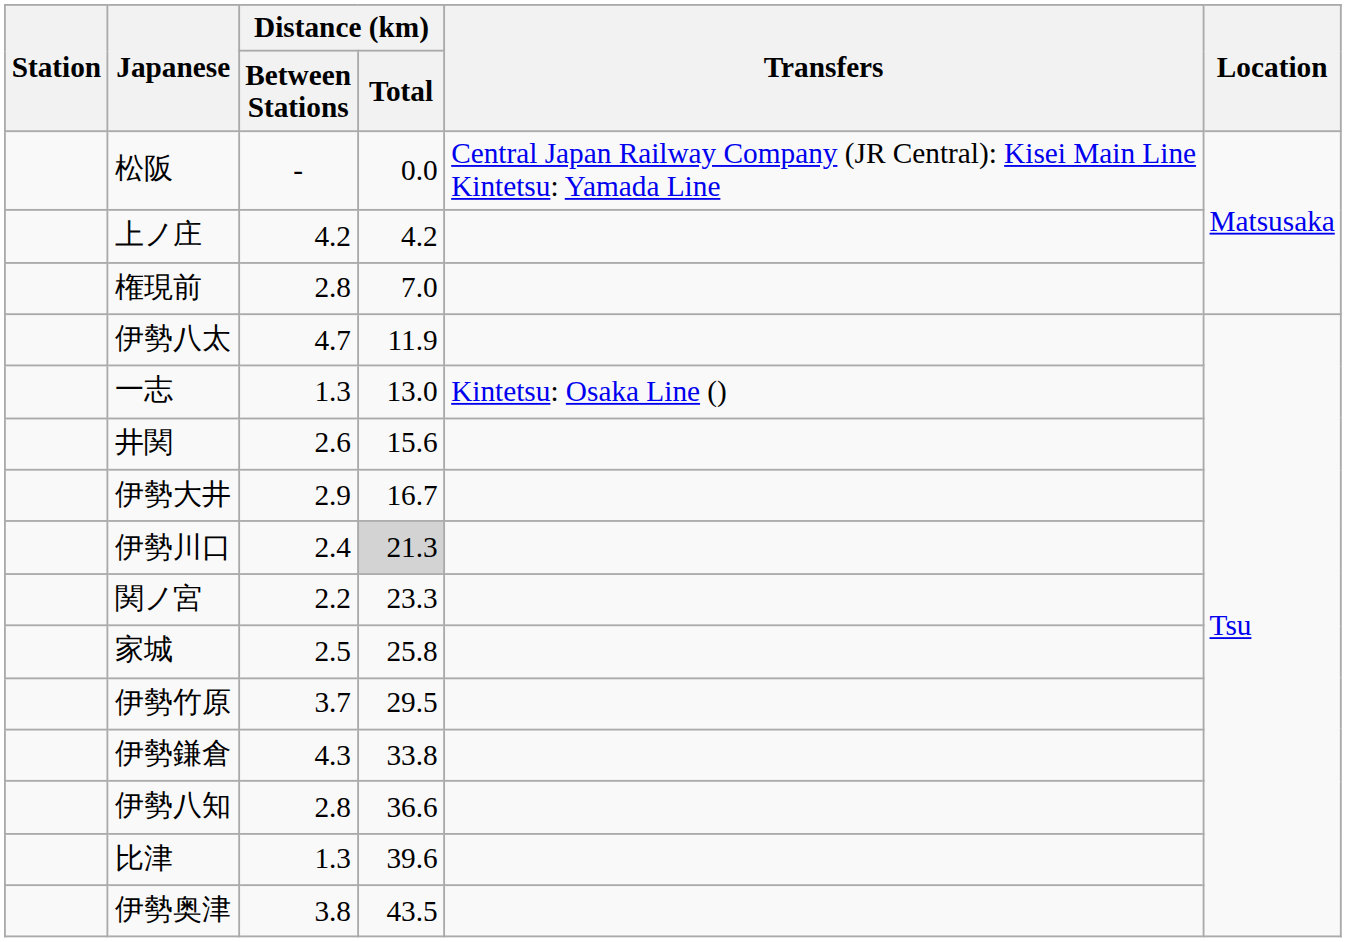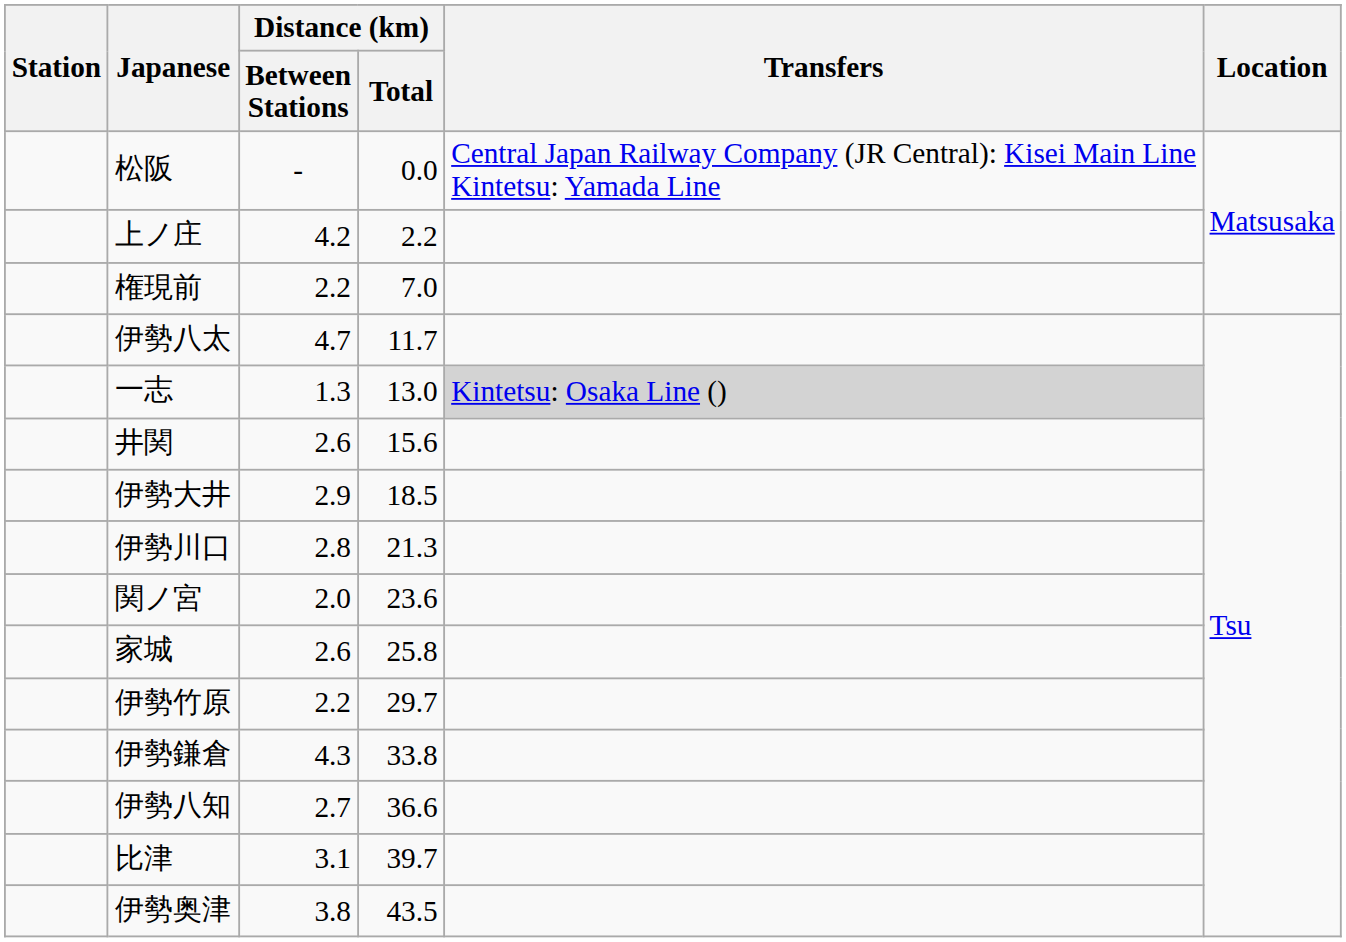(419, 235) 4.2 -> (419, 235) 2.2
(333, 287) 2.8 -> (333, 287) 2.2
(413, 339) 11.9 -> (413, 339) 11.7
(589, 391) no background -> (589, 391) lightgrey background
(412, 495) 16.7 -> (412, 495) 18.5
(333, 547) 2.4 -> (333, 547) 2.8
(412, 547) lightgrey background -> (412, 547) no background
(333, 599) 2.2 -> (333, 599) 2.0
(412, 599) 23.3 -> (412, 599) 23.6
(333, 651) 2.5 -> (333, 651) 2.6
(333, 702) 3.7 -> (333, 702) 2.2
(412, 702) 29.5 -> (412, 702) 29.7
(333, 806) 2.8 -> (333, 806) 2.7
(333, 858) 1.3 -> (333, 858) 3.1
(412, 858) 39.6 -> (412, 858) 39.7
